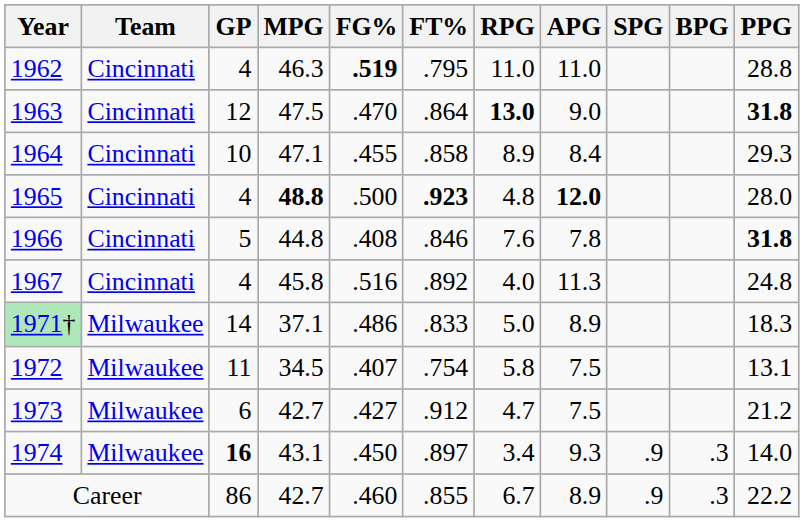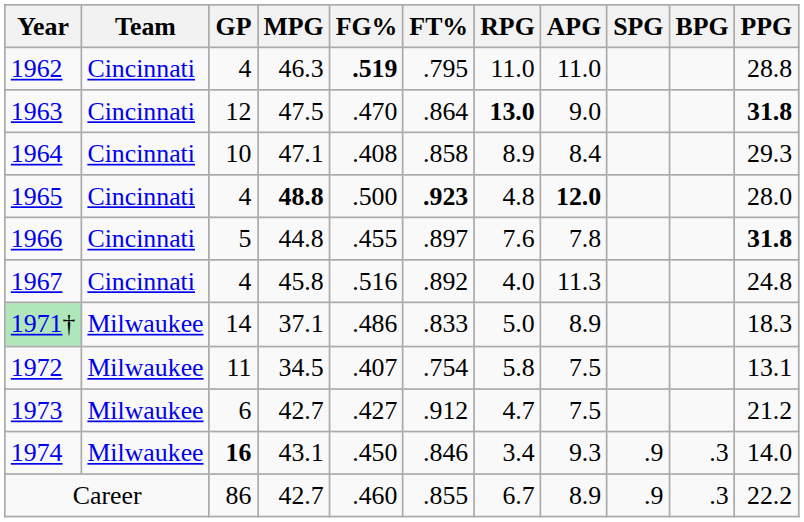(375, 153) .455 -> (375, 153) .408
(375, 239) .408 -> (375, 239) .455
(446, 239) .846 -> (446, 239) .897
(446, 452) .897 -> (446, 452) .846
